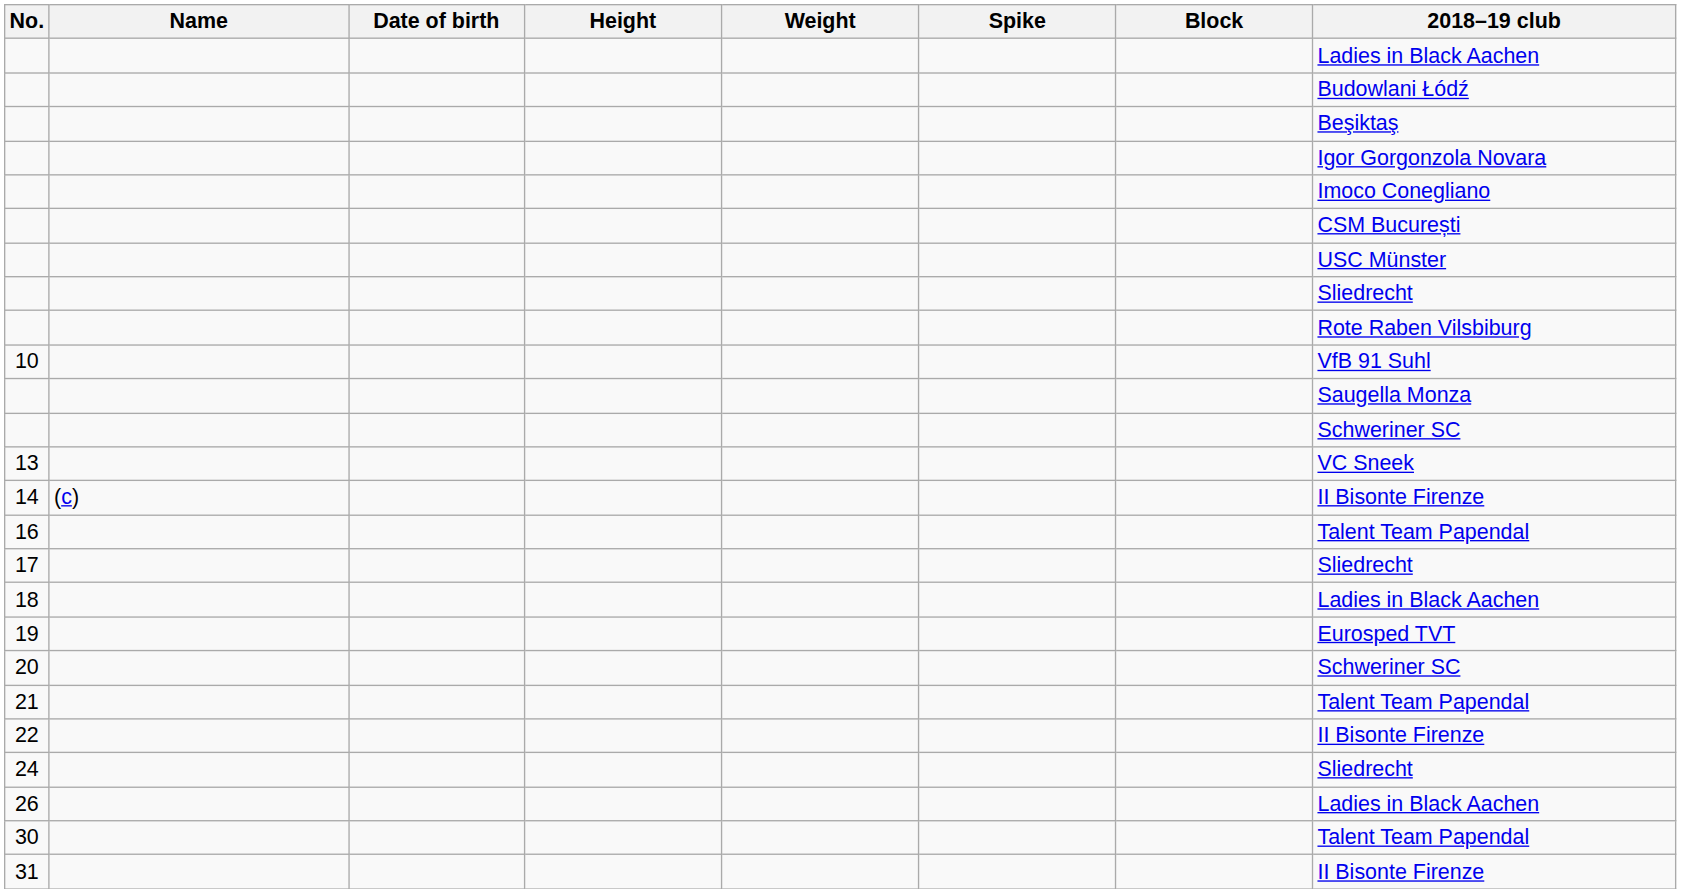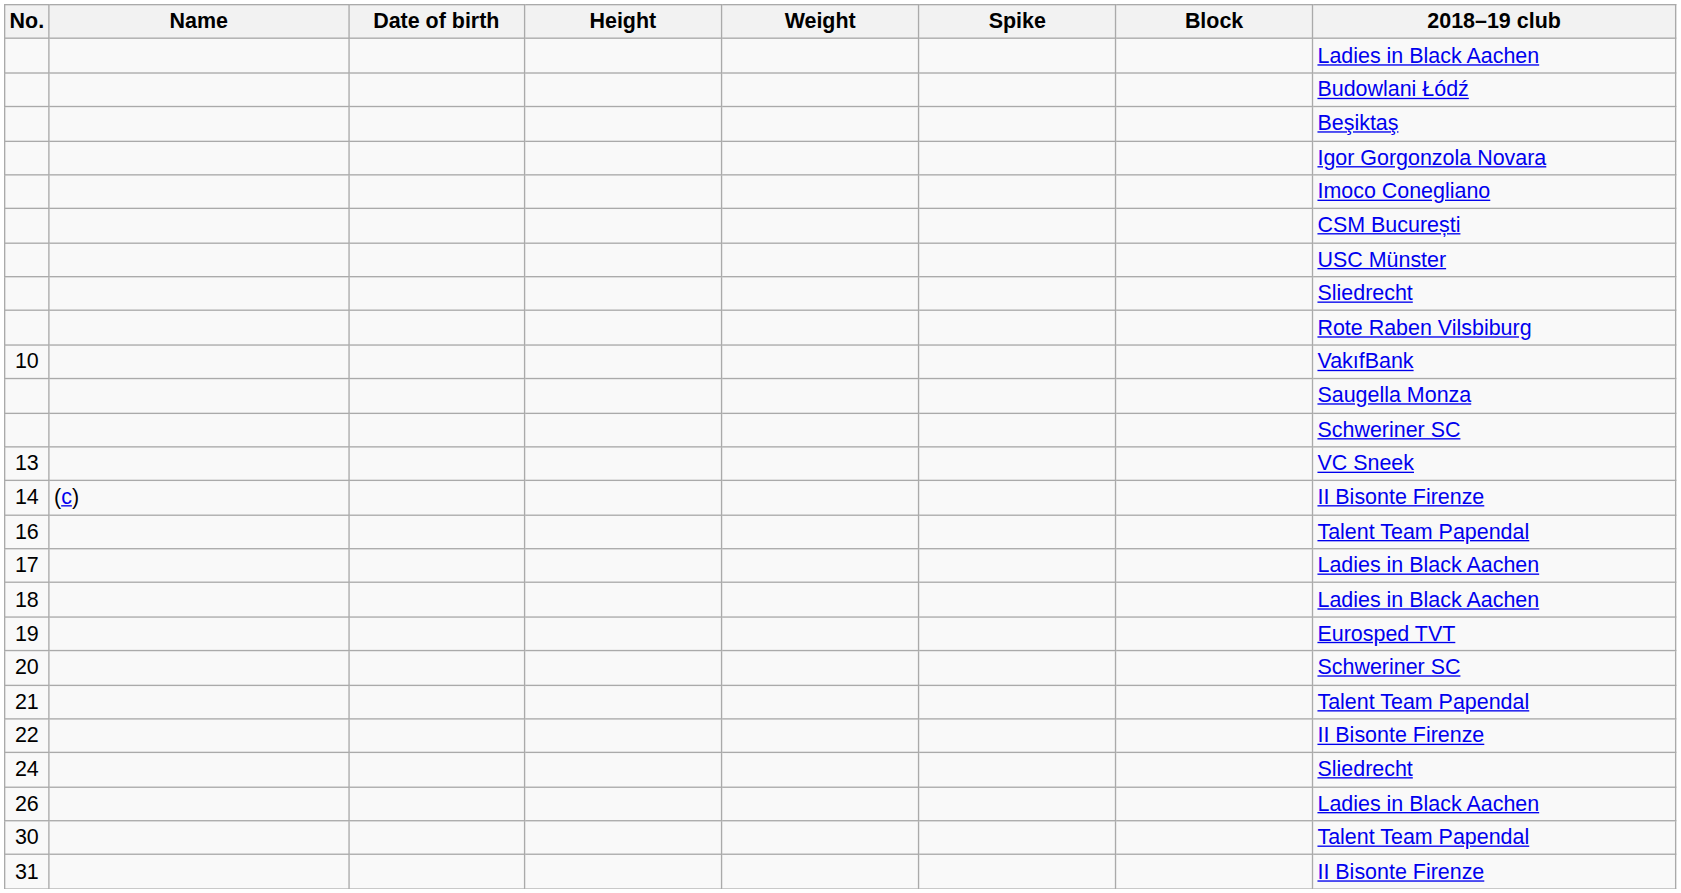(1374, 361) VfB 91 Suhl -> (1366, 361) VakıfBank
(1365, 565) Sliedrecht -> (1428, 565) Ladies in Black Aachen
